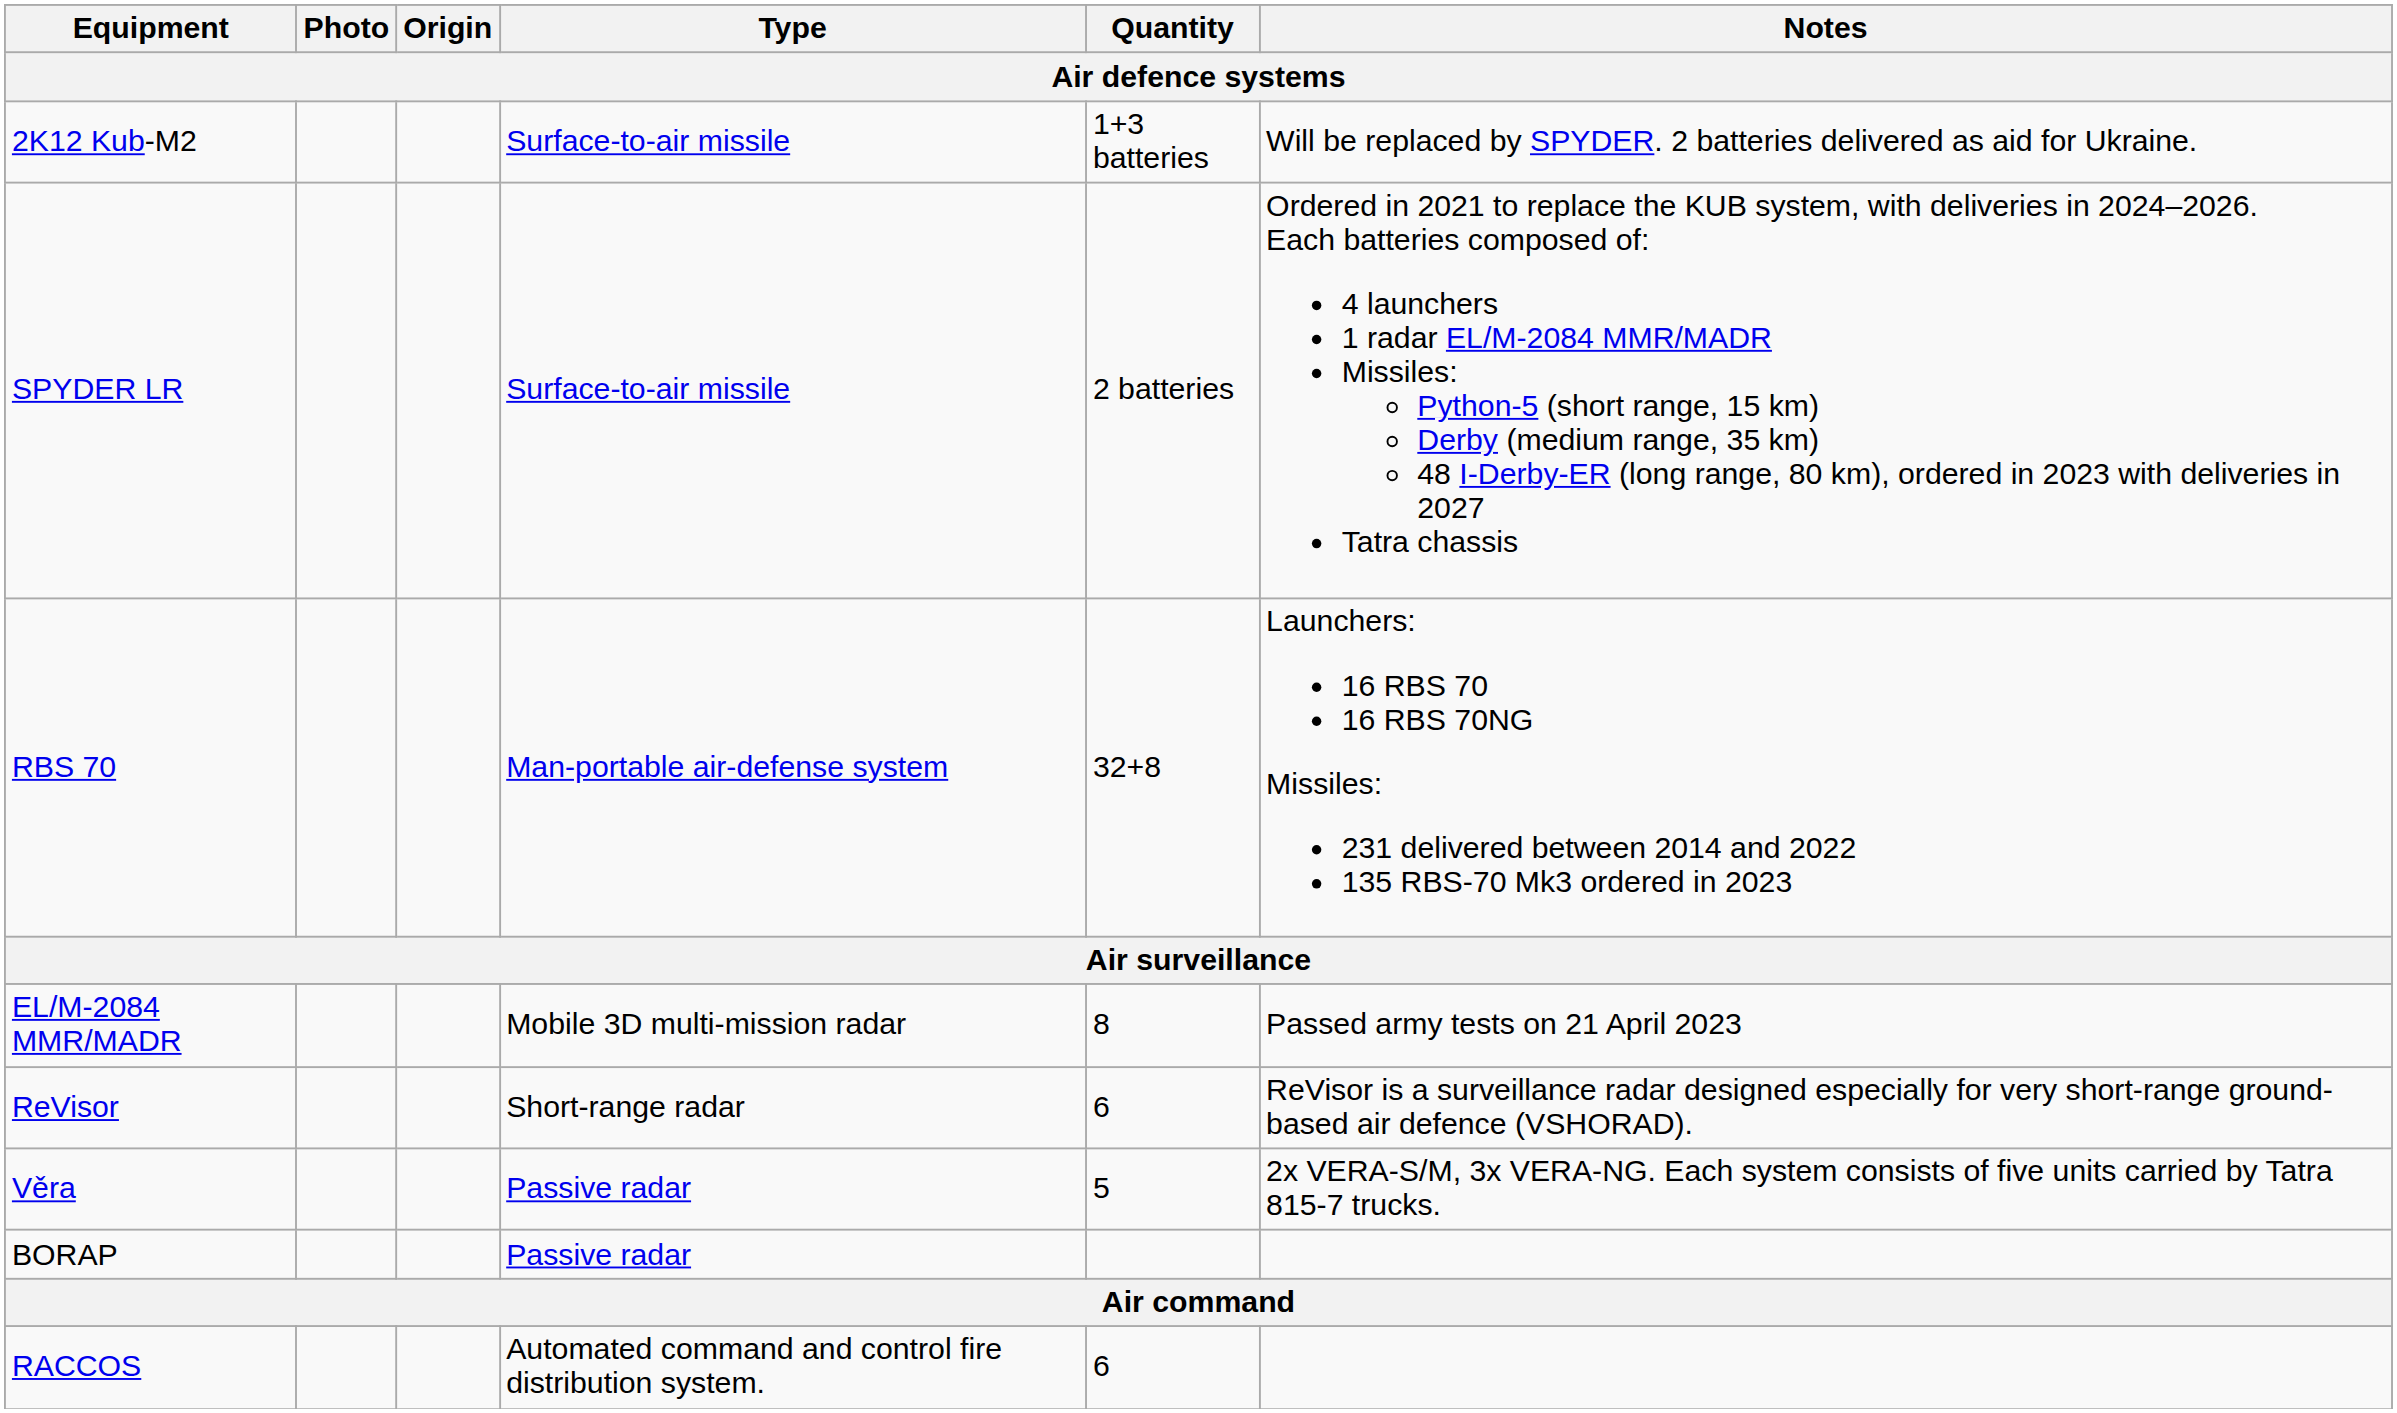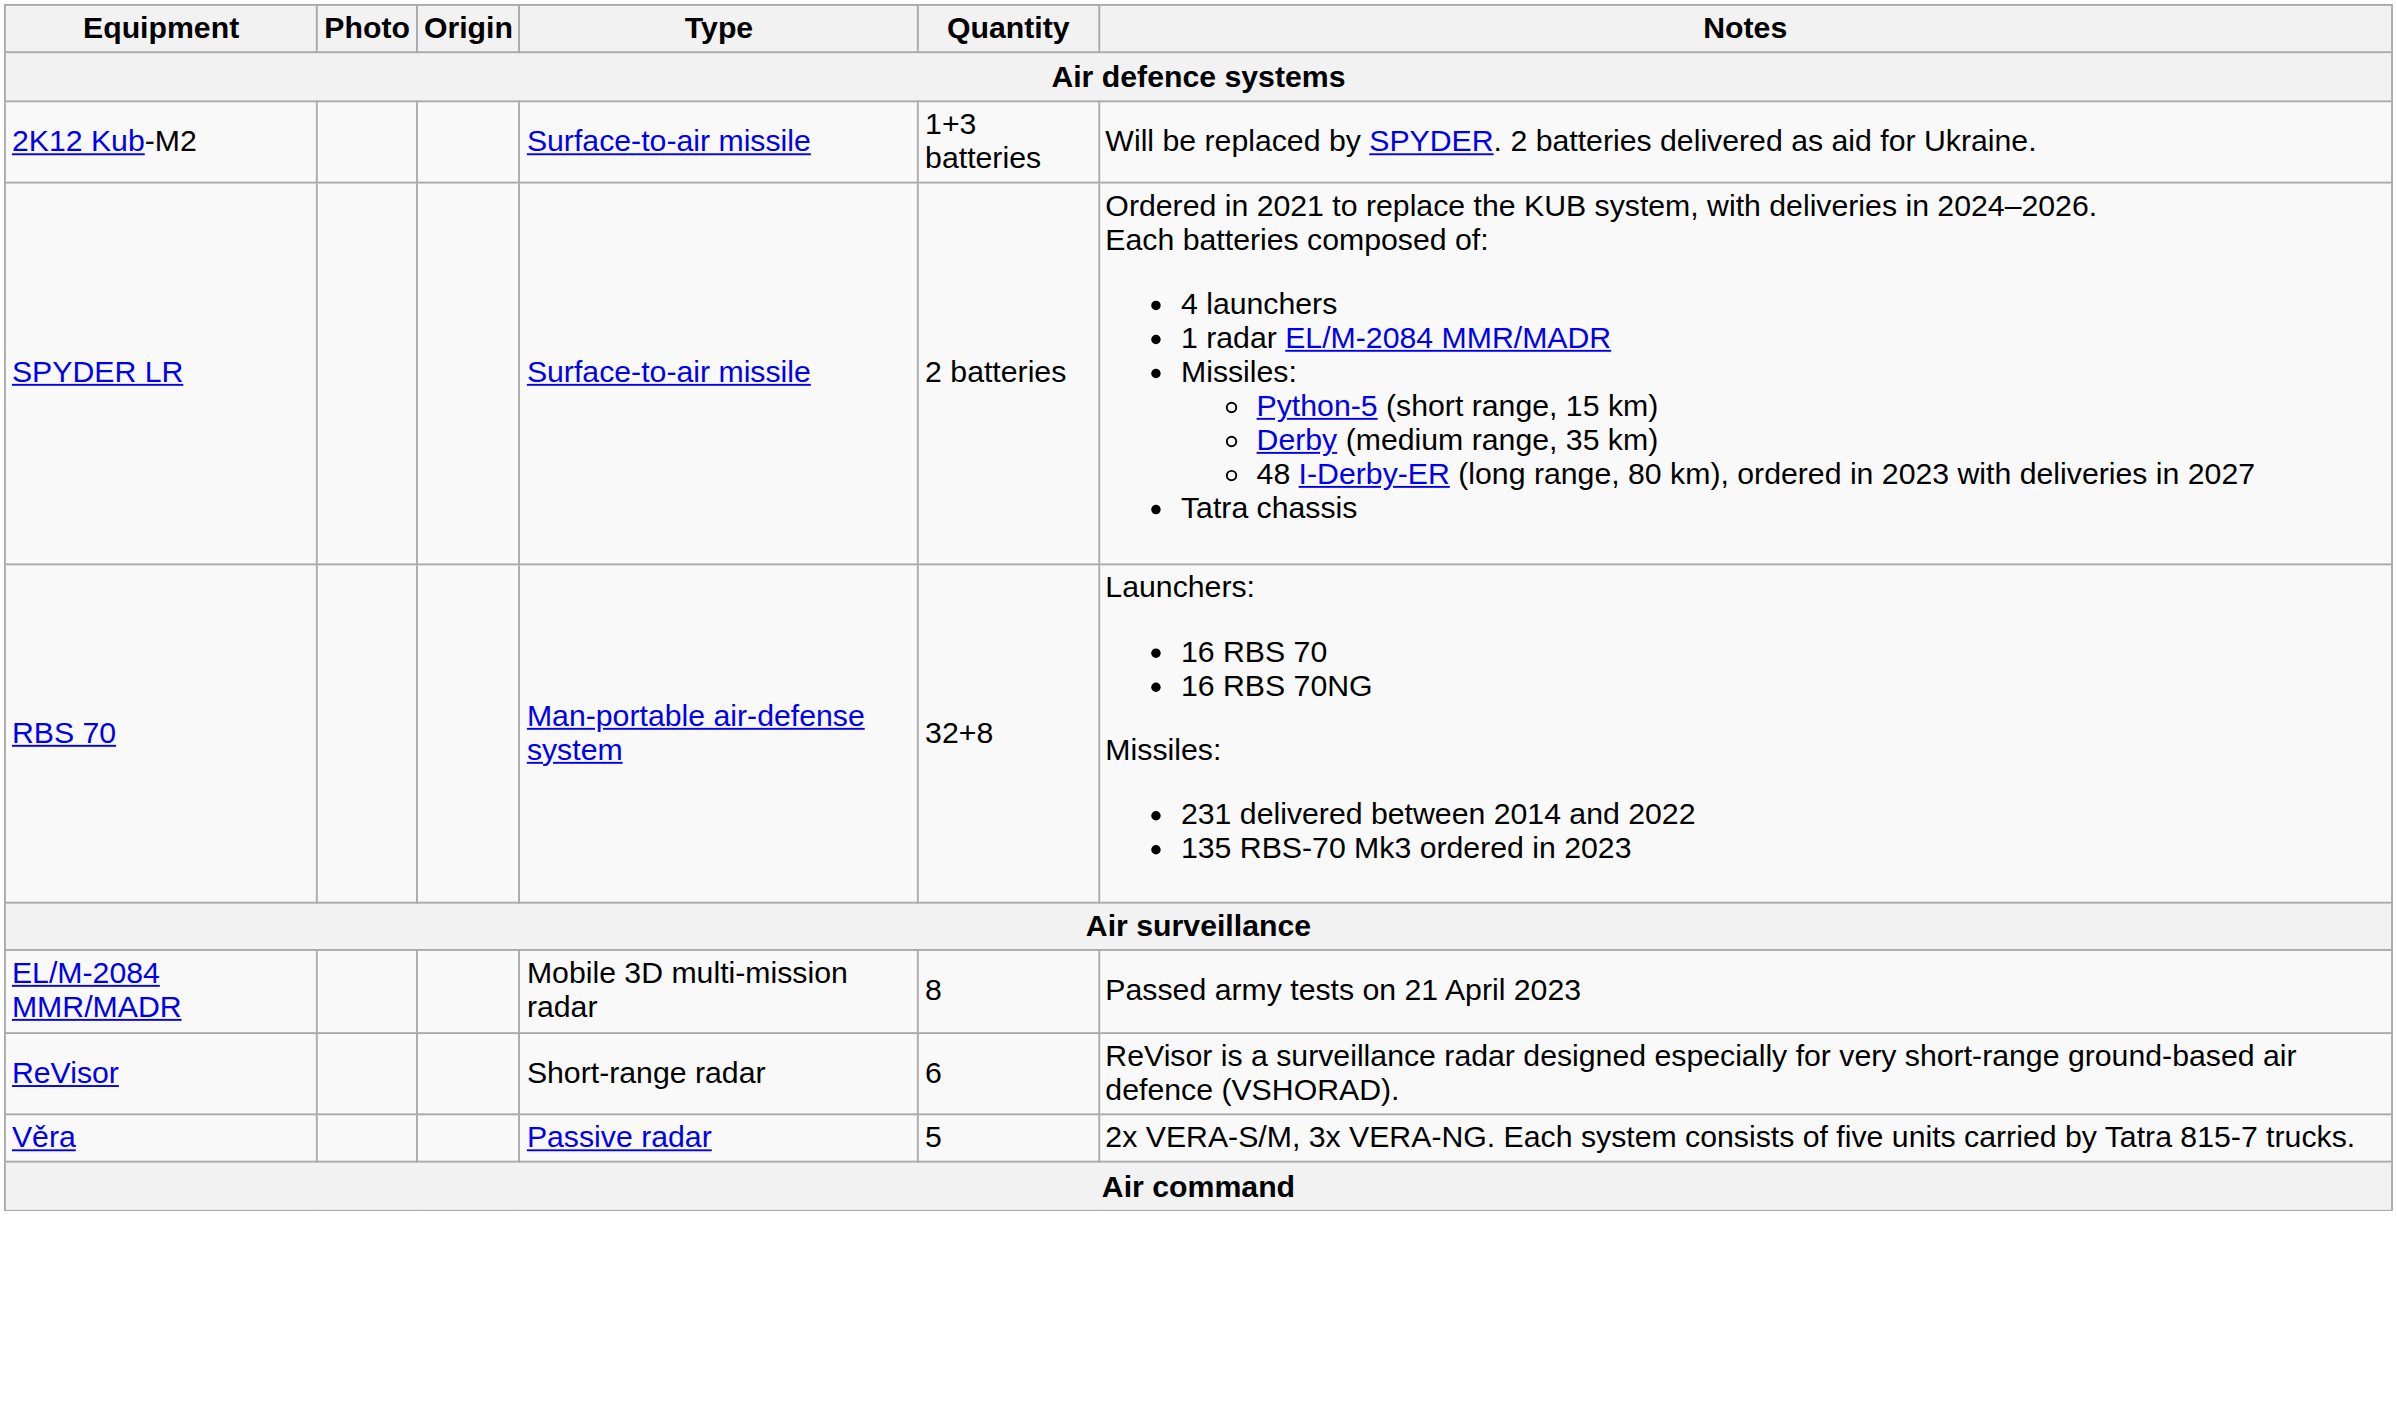- row: (65, 1253)
- row: (77, 1366)
